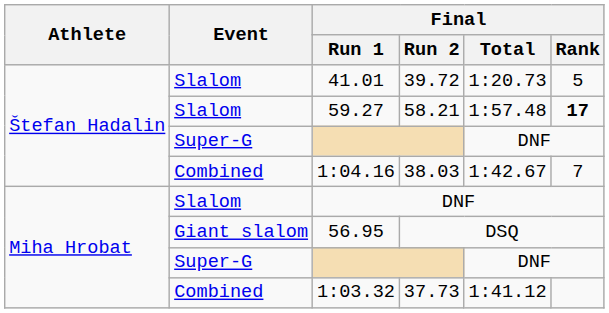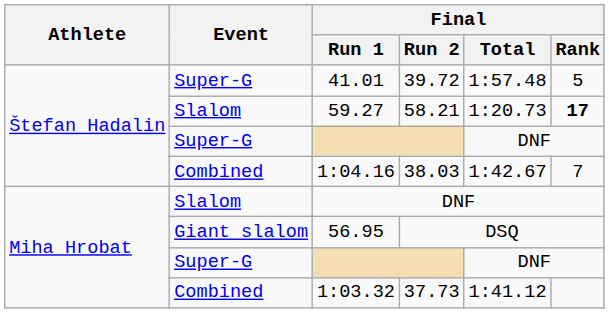(208, 80) Slalom -> (213, 80) Super-G
(508, 80) 1:20.73 -> (508, 80) 1:57.48
(508, 111) 1:57.48 -> (508, 111) 1:20.73
